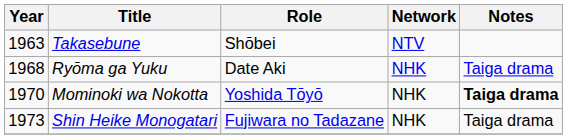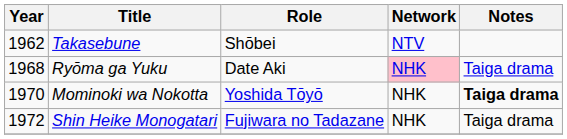(26, 43) 1963 -> (26, 43) 1962
(409, 69) no background -> (409, 69) pink background
(26, 120) 1973 -> (26, 120) 1972
